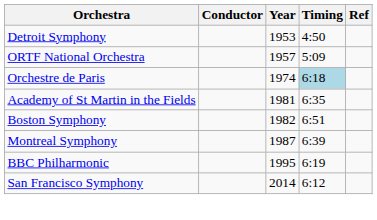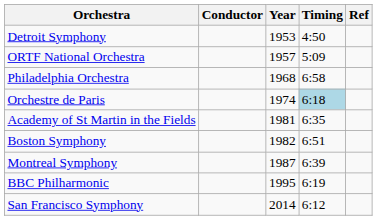+ row: (68, 78)
